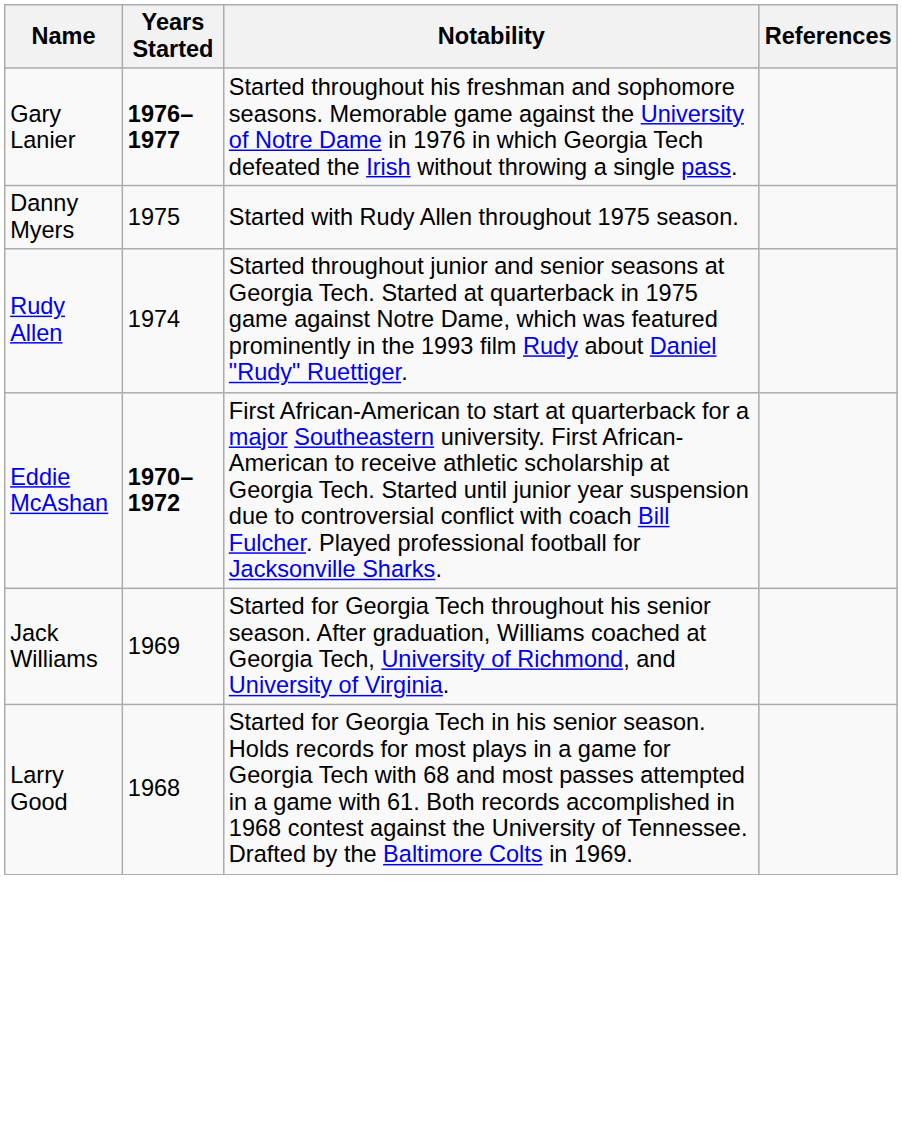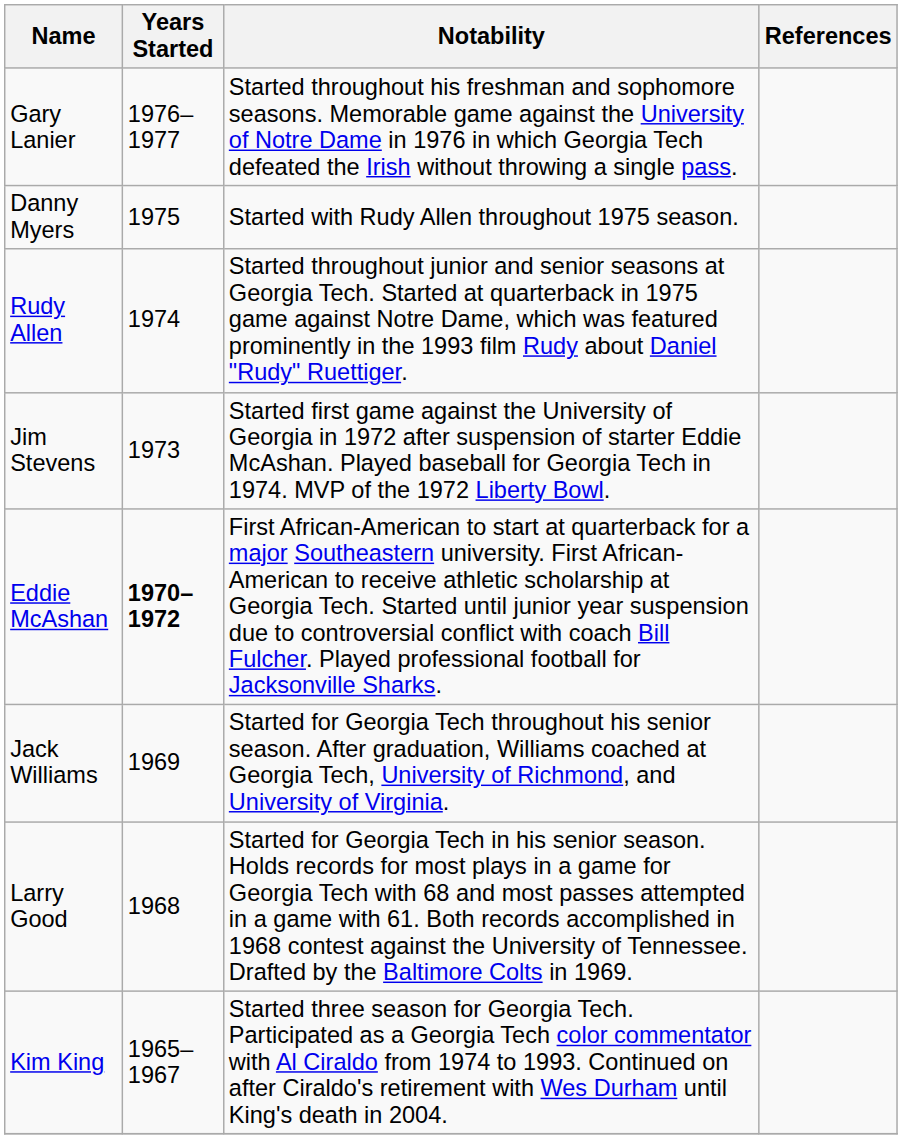(161, 126) bold -> (161, 126) normal
+ row: (53, 450)
+ row: (57, 1062)
